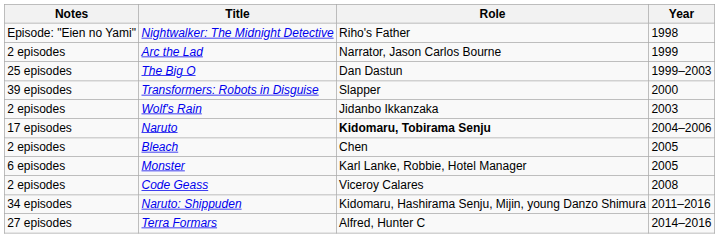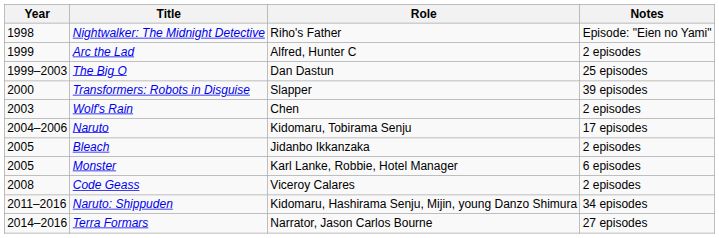columns swapped: (681, 14) <-> (72, 14)
(420, 52) Narrator, Jason Carlos Bourne -> (313, 52) Alfred, Hunter C
(389, 109) Jidanbo Ikkanzaka -> (285, 109) Chen
(415, 128) bold -> (341, 128) normal
(353, 147) Chen -> (320, 147) Jidanbo Ikkanzaka
(382, 223) Alfred, Hunter C -> (351, 223) Narrator, Jason Carlos Bourne
